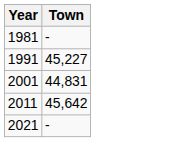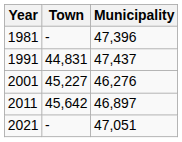+ column: (134, 15)
(66, 59) 45,227 -> (66, 59) 44,831
(66, 81) 44,831 -> (66, 81) 45,227
